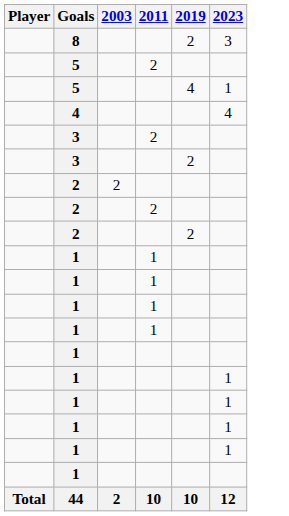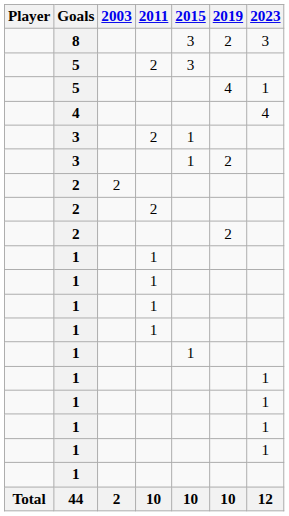+ column: (191, 16)
